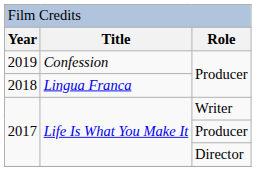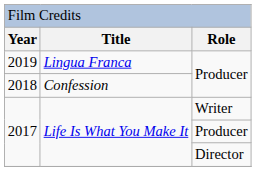(76, 62) Confession -> (88, 62) Lingua Franca
(88, 85) Lingua Franca -> (76, 85) Confession
